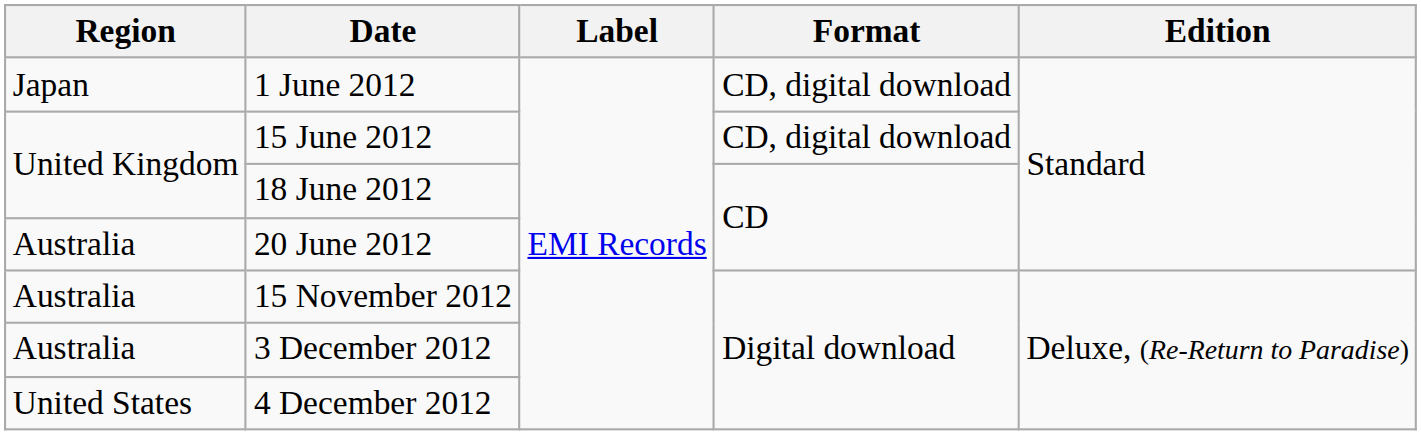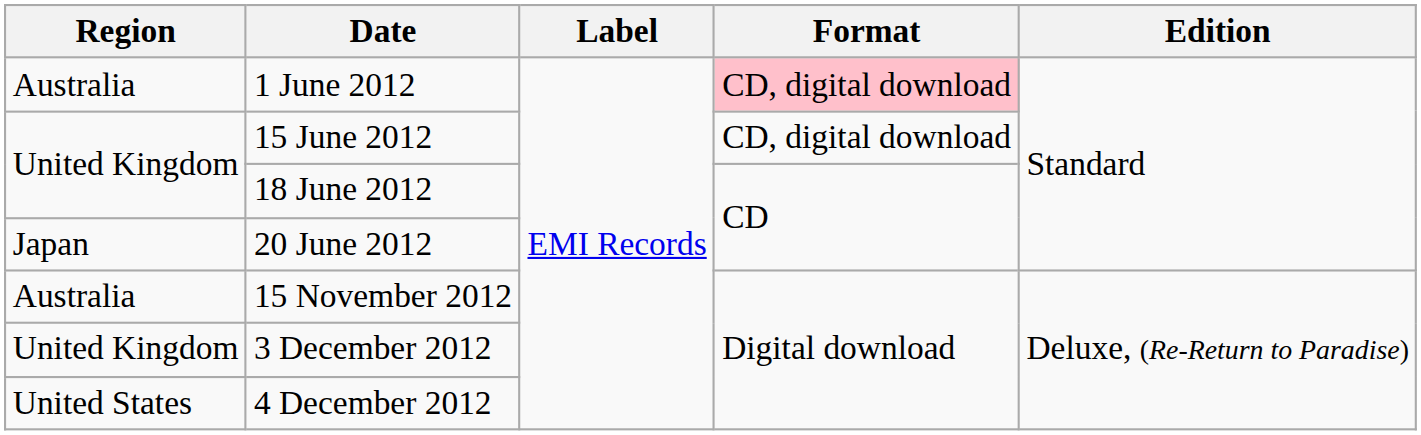(51, 84) Japan -> (74, 84) Australia
(867, 84) no background -> (867, 84) pink background
(74, 243) Australia -> (51, 243) Japan
(74, 349) Australia -> (126, 349) United Kingdom
